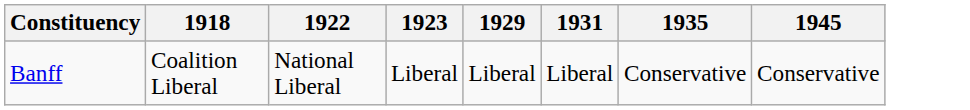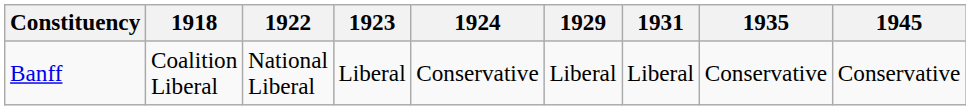+ column: (477, 22)
